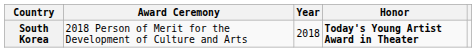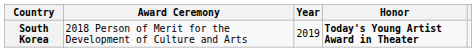(308, 34) 2018 -> (308, 34) 2019
